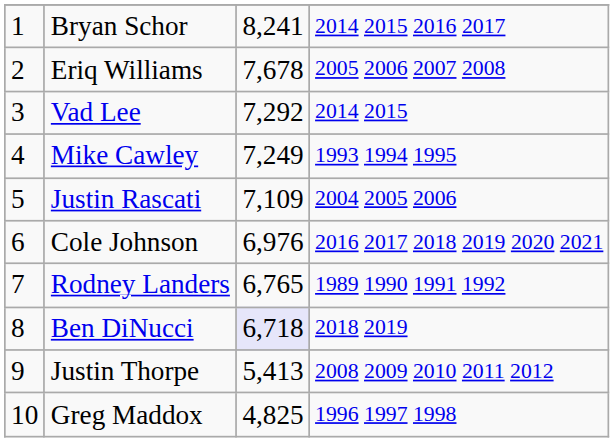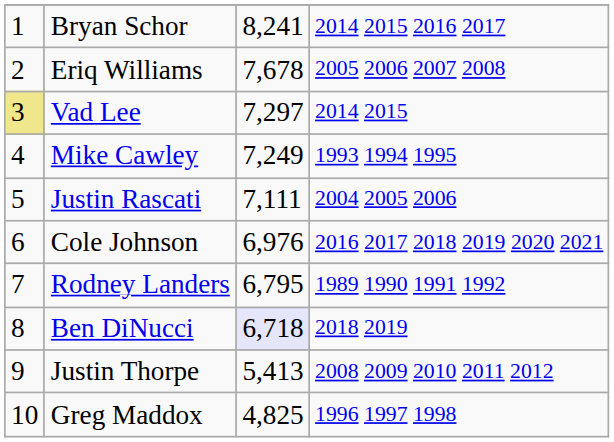(18, 112) no background -> (18, 112) khaki background
(273, 112) 7,292 -> (273, 112) 7,297
(273, 198) 7,109 -> (272, 198) 7,111
(273, 284) 6,765 -> (273, 284) 6,795
